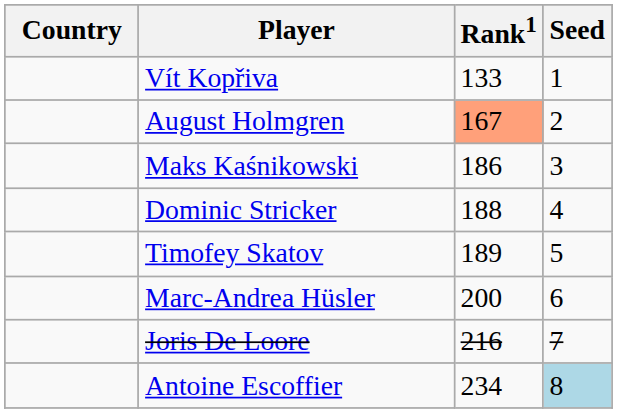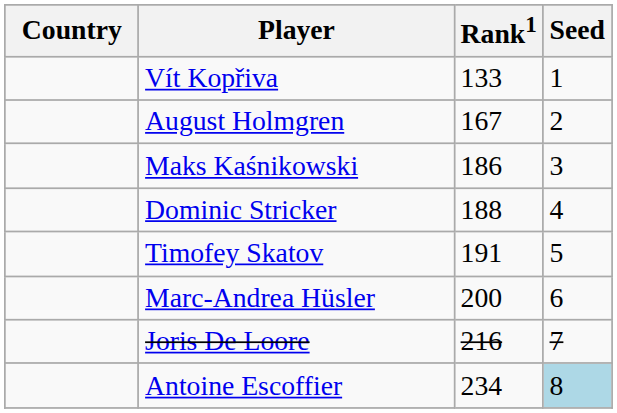(481, 121) lightsalmon background -> (481, 121) no background
(481, 253) 189 -> (481, 253) 191
